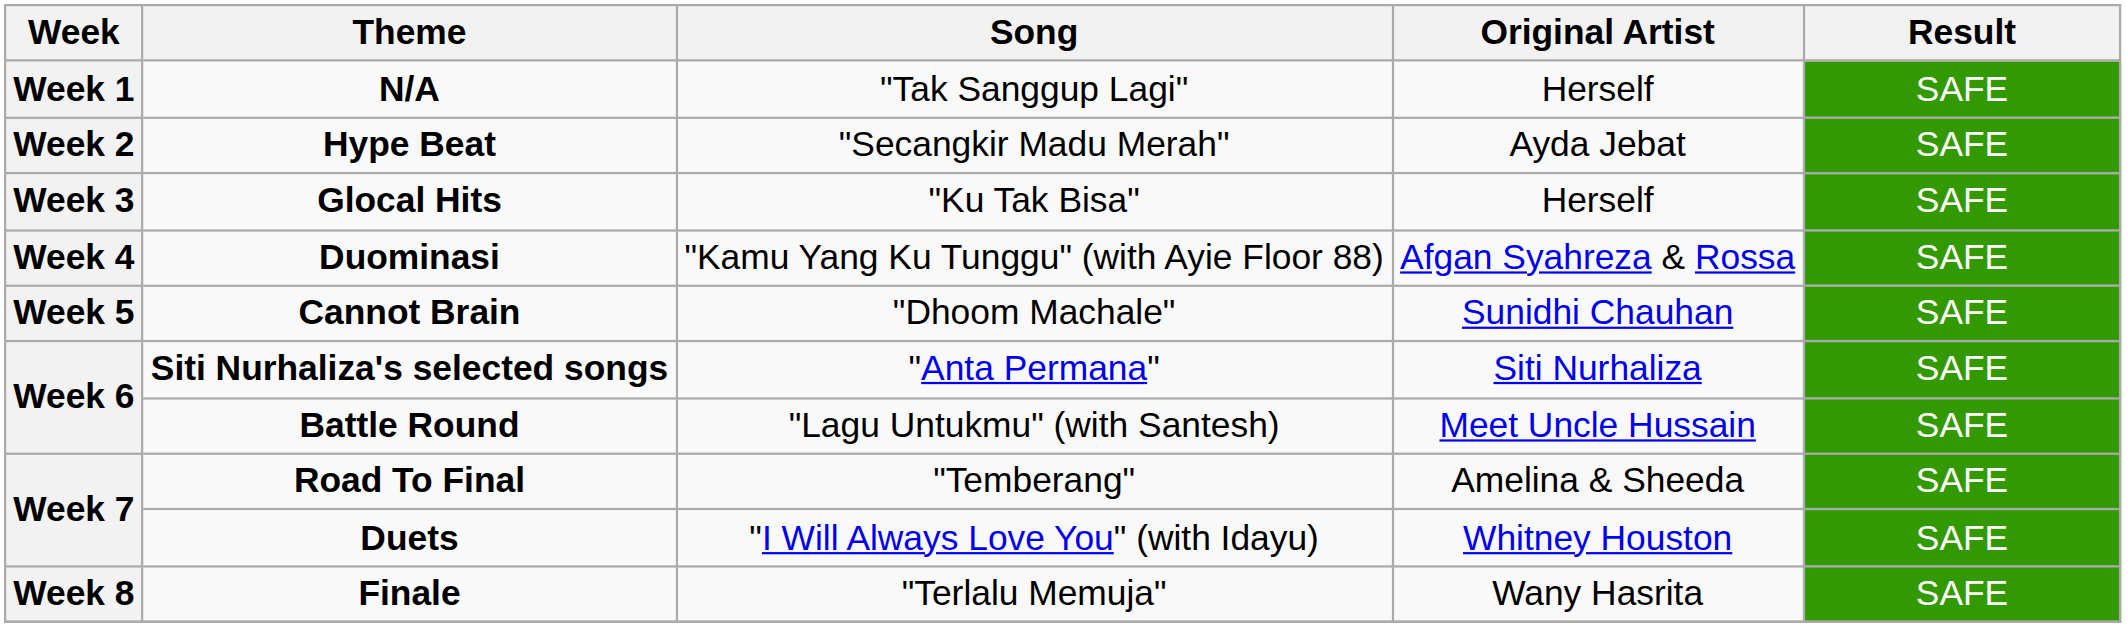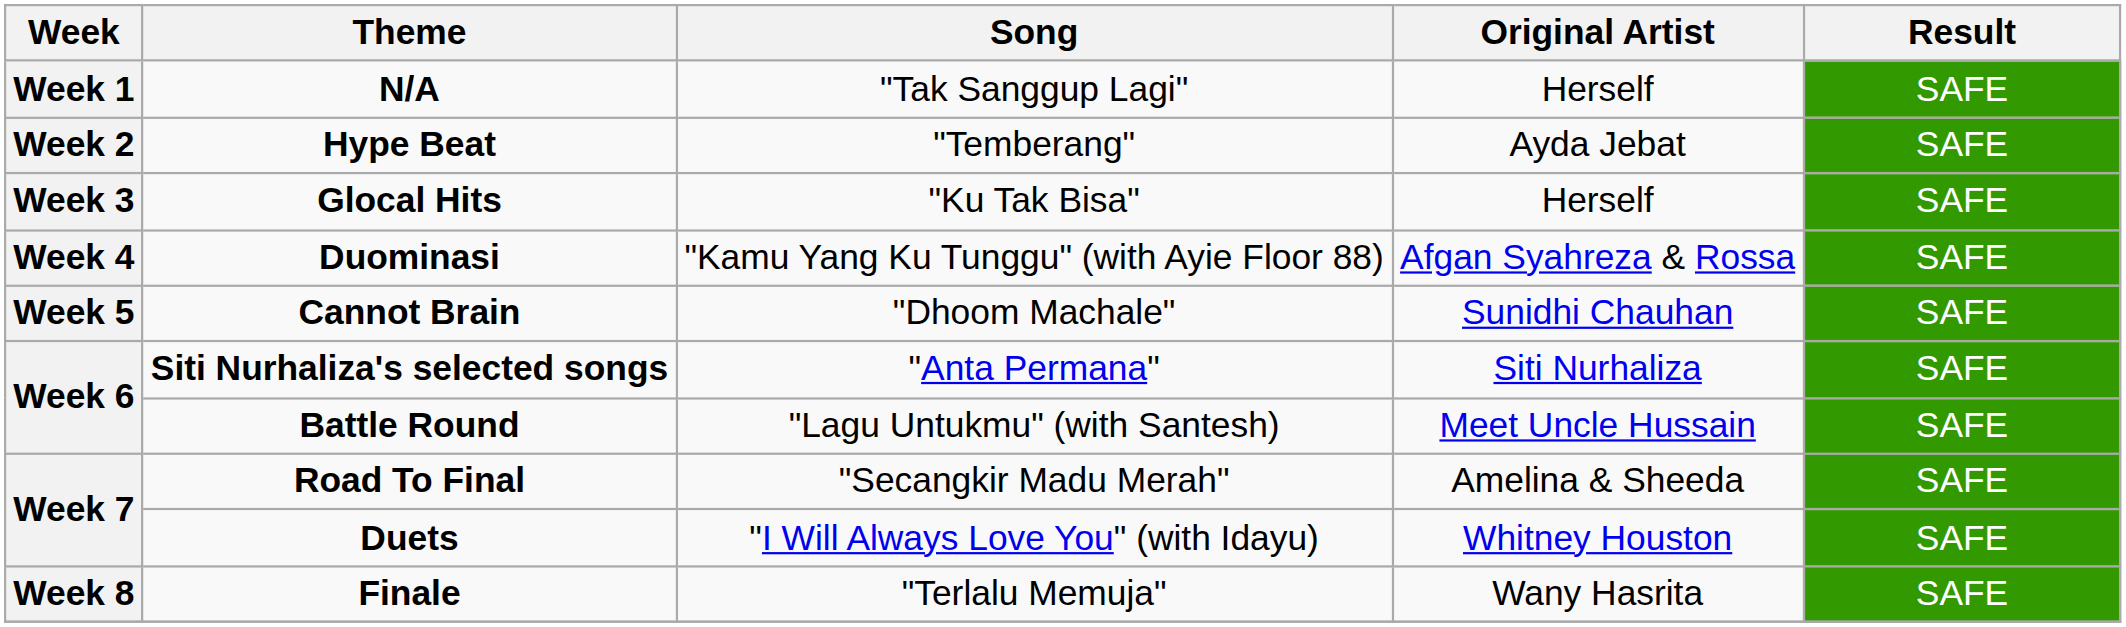(1034, 144) "Secangkir Madu Merah" -> (1034, 144) "Temberang"
(1034, 481) "Temberang" -> (1034, 481) "Secangkir Madu Merah"
